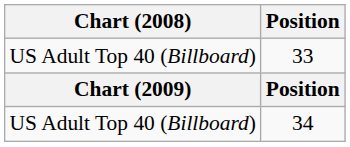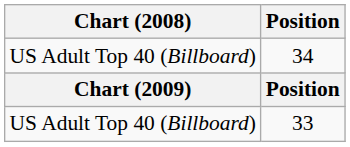rows swapped: (303, 55) <-> (303, 123)
